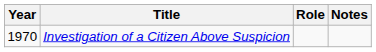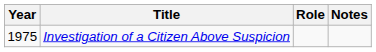(22, 36) 1970 -> (22, 36) 1975
